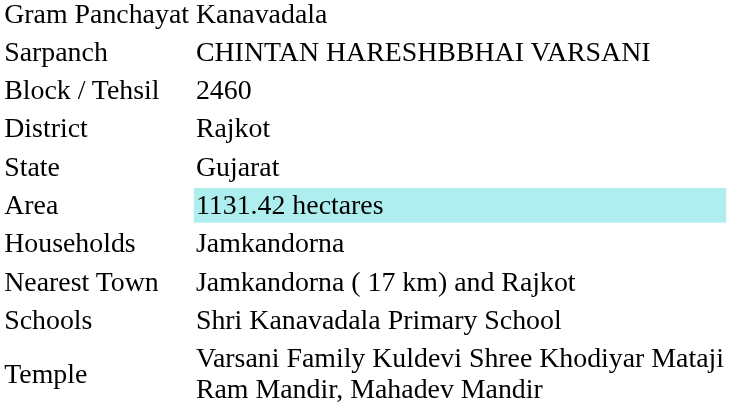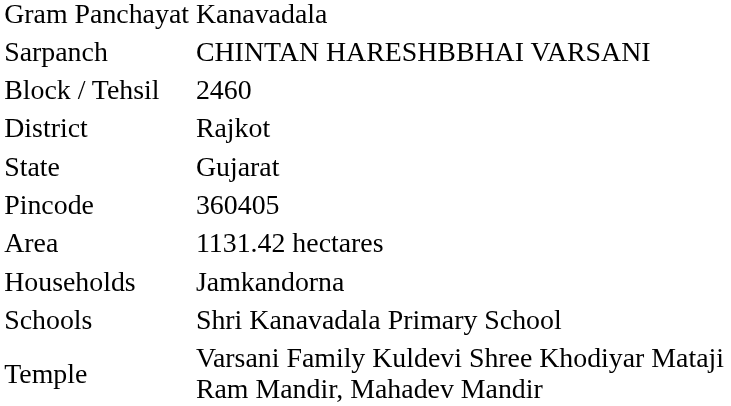+ row: (49, 204)
(290, 204) paleturquoise background -> (290, 243) no background
- row: (81, 281)
